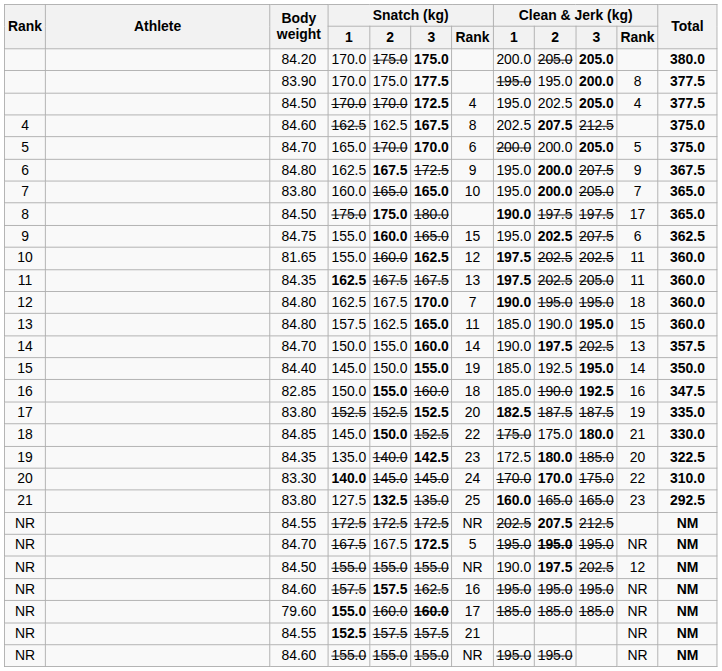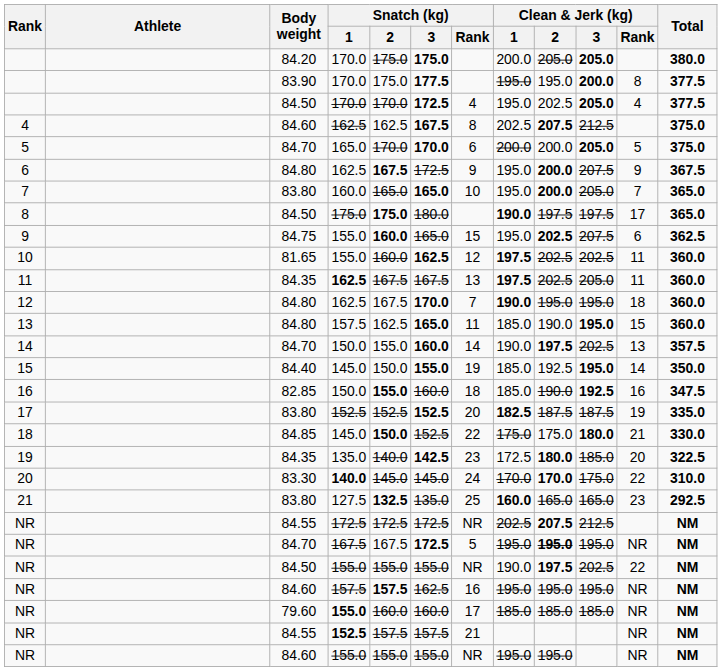(638, 567) 12 -> (638, 567) 22
(431, 611) bold -> (431, 611) normal
